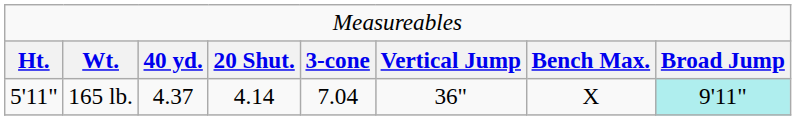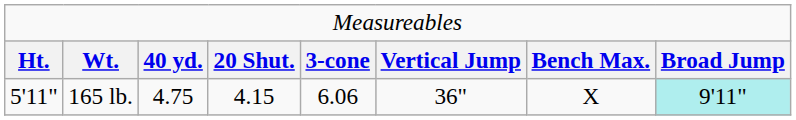(173, 96) 4.37 -> (173, 96) 4.75
(254, 96) 4.14 -> (254, 96) 4.15
(338, 96) 7.04 -> (338, 96) 6.06
